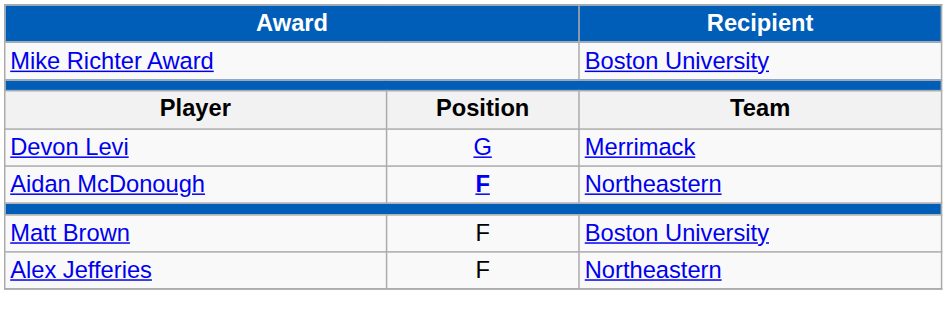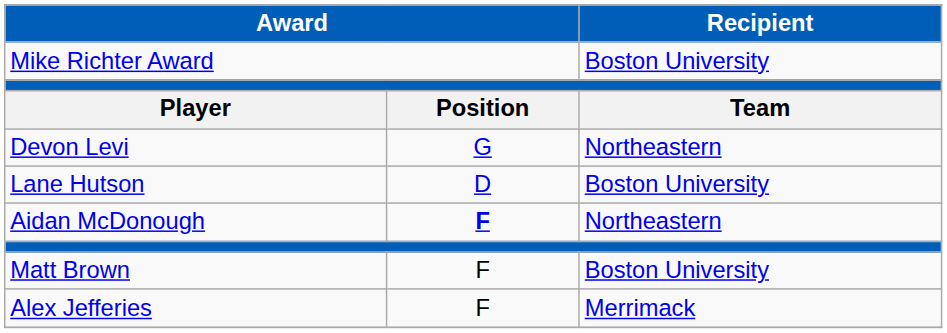(640, 146) Merrimack -> (653, 146) Northeastern
+ row: (77, 184)
(653, 270) Northeastern -> (640, 307) Merrimack
